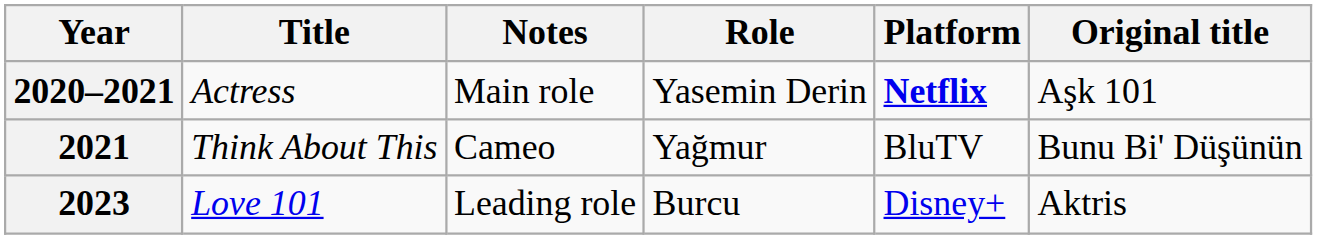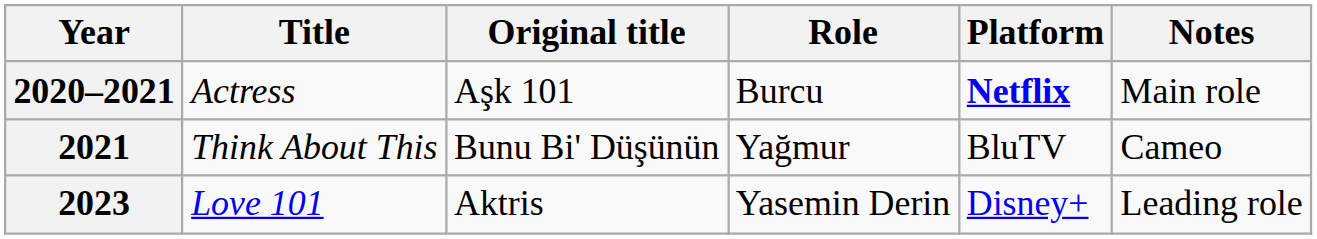columns swapped: (1170, 32) <-> (545, 32)
(760, 89) Yasemin Derin -> (780, 89) Burcu
(696, 203) Burcu -> (843, 203) Yasemin Derin
